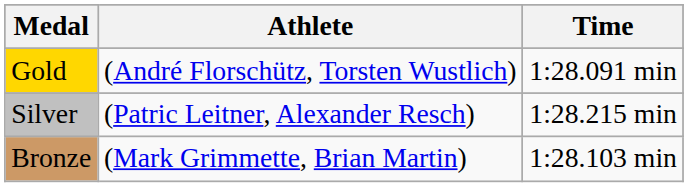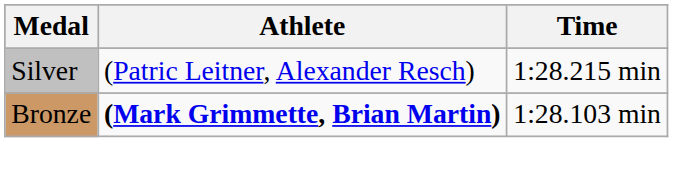- row: (39, 70)
(285, 158) normal -> (302, 114) bold
